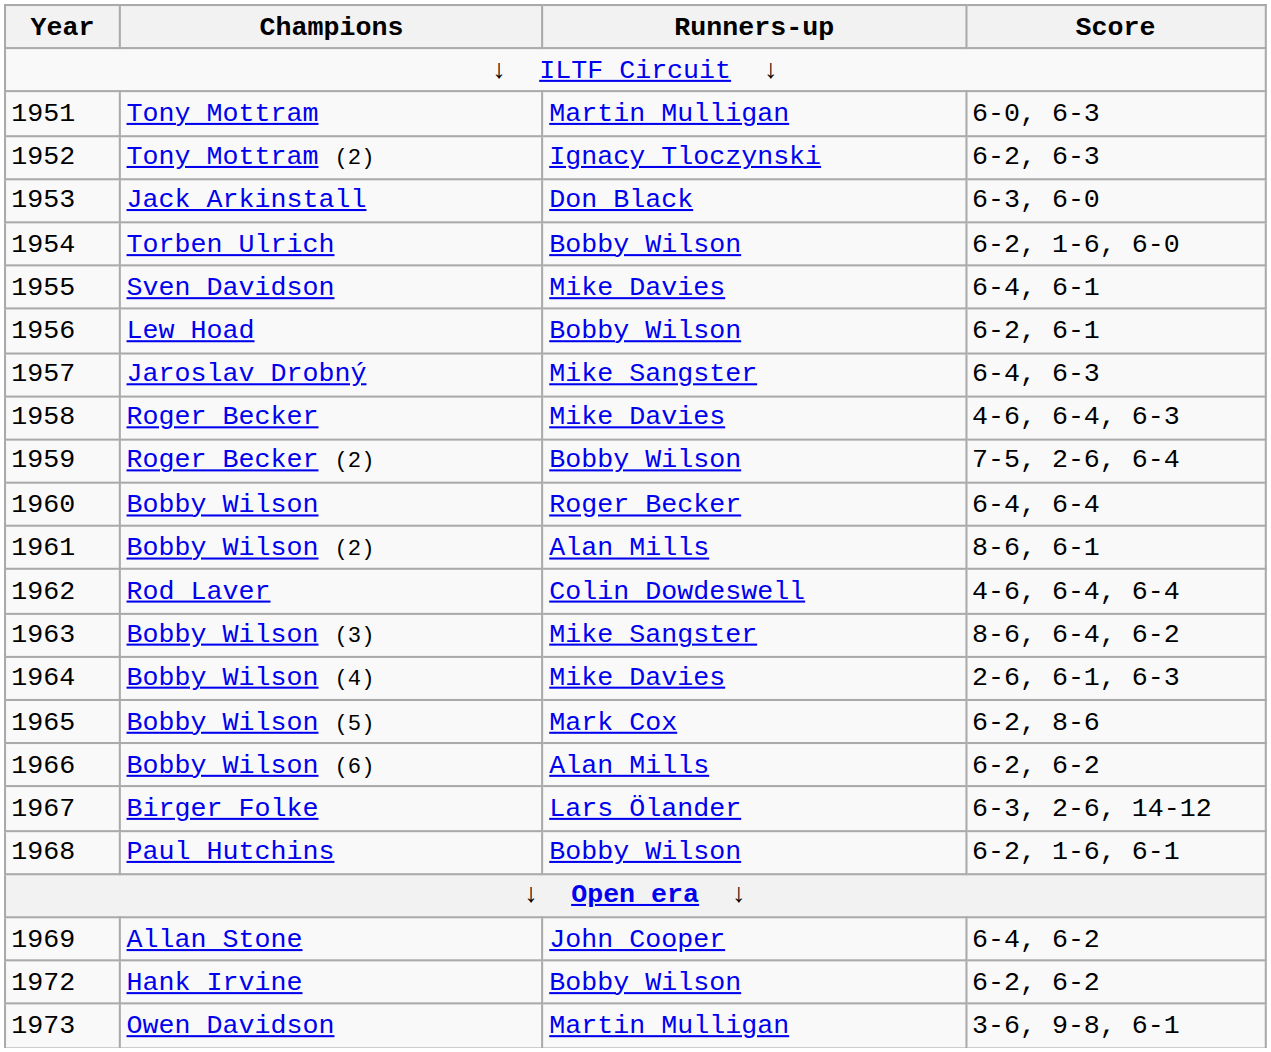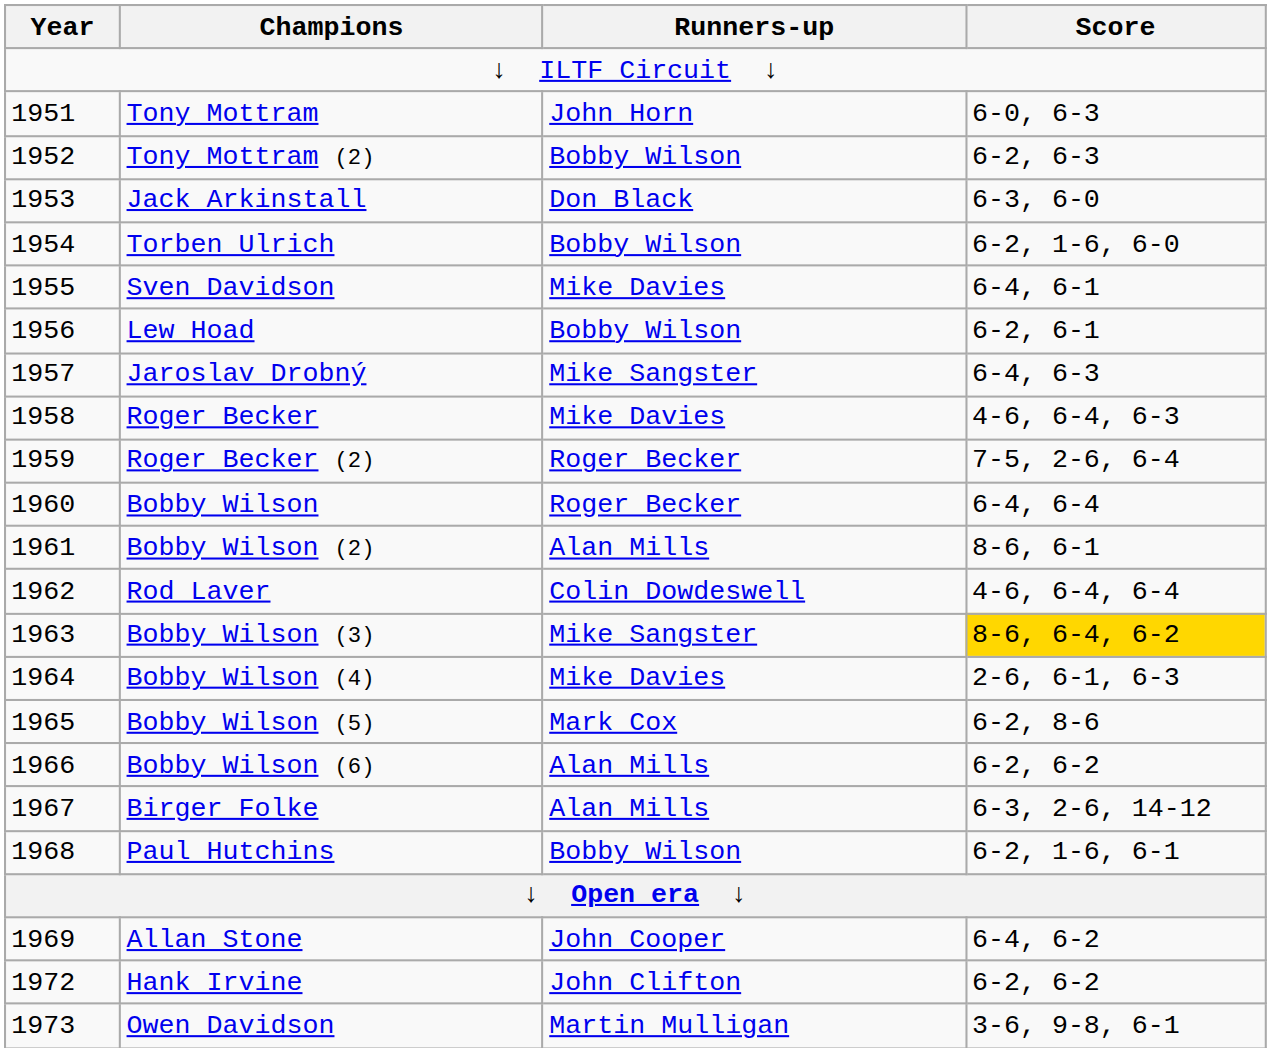(669, 114) Martin Mulligan -> (621, 114) John Horn
(685, 157) Ignacy Tloczynski -> (645, 157) Bobby Wilson
(645, 461) Bobby Wilson -> (645, 461) Roger Becker
(1076, 635) no background -> (1076, 635) gold background
(645, 809) Lars Ölander -> (629, 809) Alan Mills
(645, 982) Bobby Wilson -> (645, 982) John Clifton
